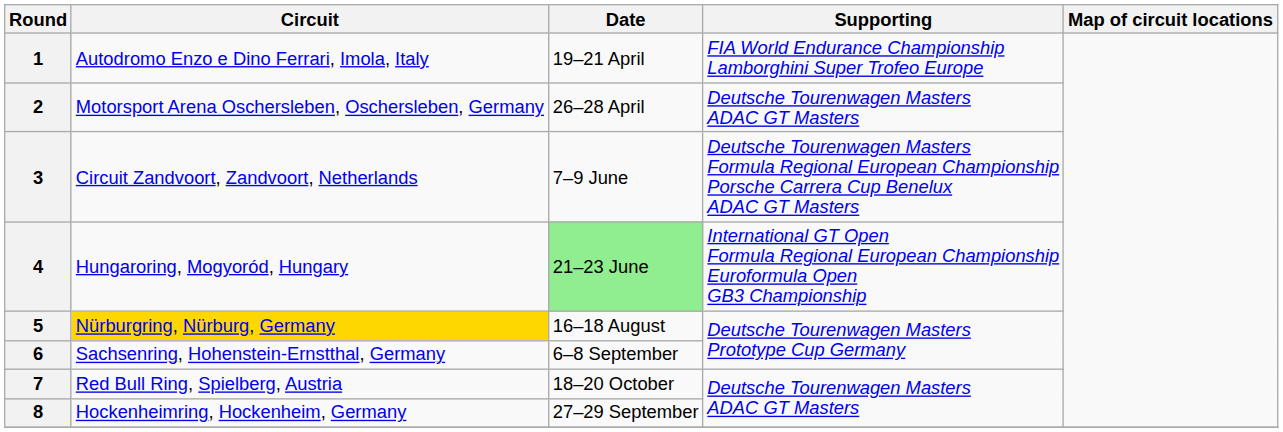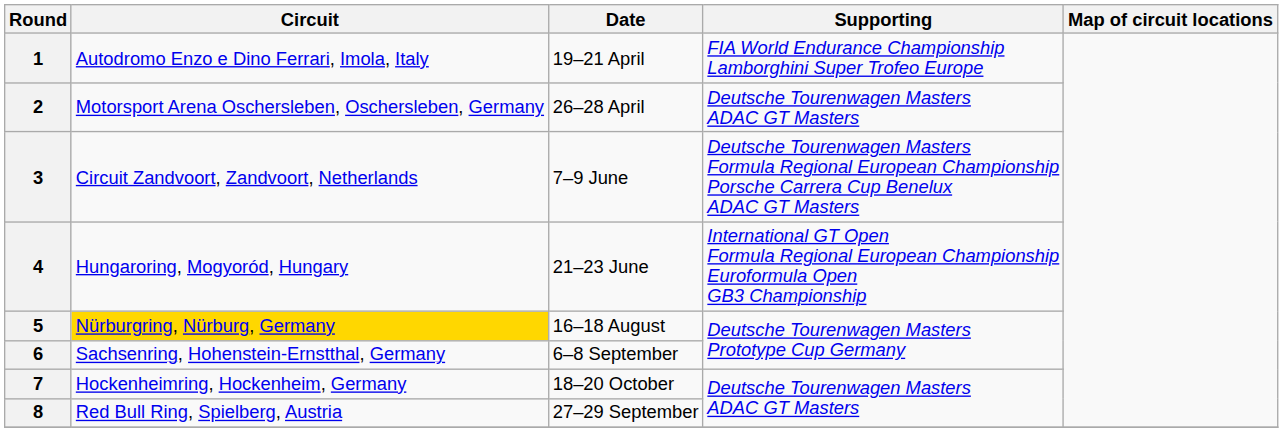(601, 266) lightgreen background -> (601, 266) no background
(209, 383) Red Bull Ring, Spielberg, Austria -> (241, 383) Hockenheimring, Hockenheim, Germany
(241, 412) Hockenheimring, Hockenheim, Germany -> (209, 412) Red Bull Ring, Spielberg, Austria
